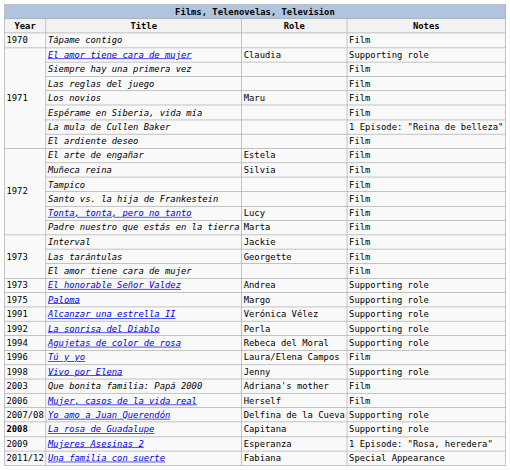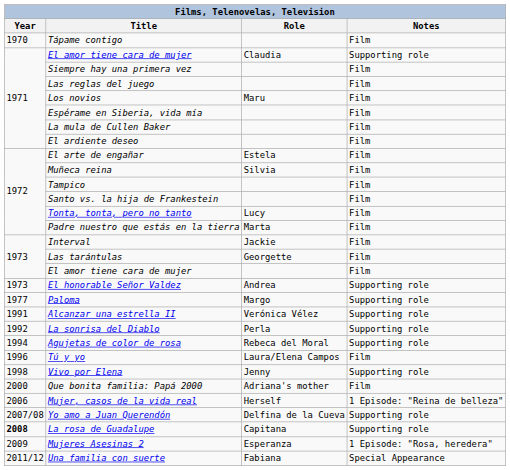(426, 127) 1 Episode: "Reina de belleza" -> (360, 127) Film
(17, 300) 1975 -> (17, 300) 1977
(17, 386) 2003 -> (17, 386) 2000
(360, 401) Film -> (426, 401) 1 Episode: "Reina de belleza"
